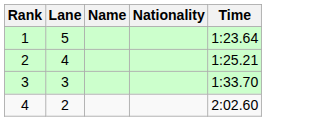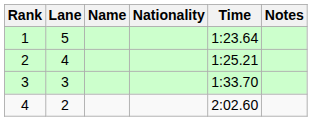+ column: (284, 15)
